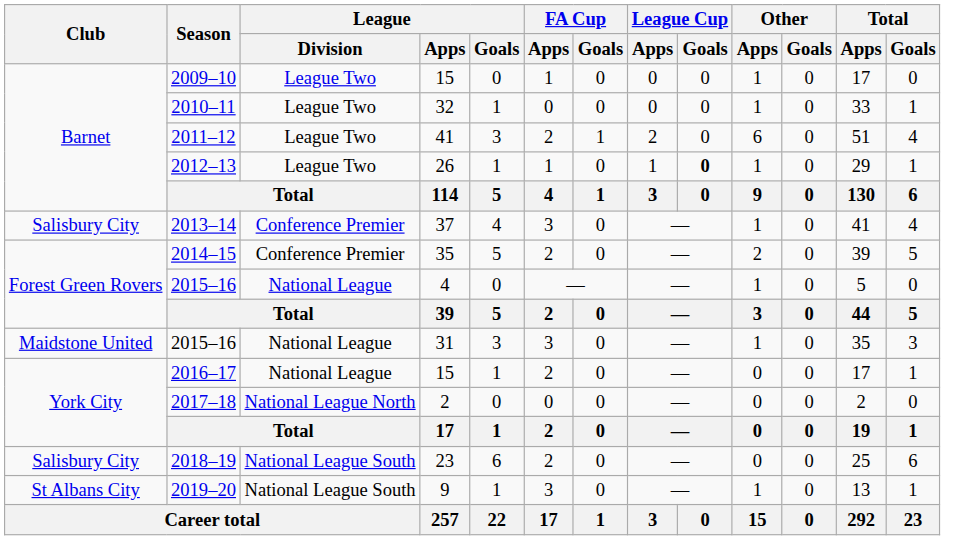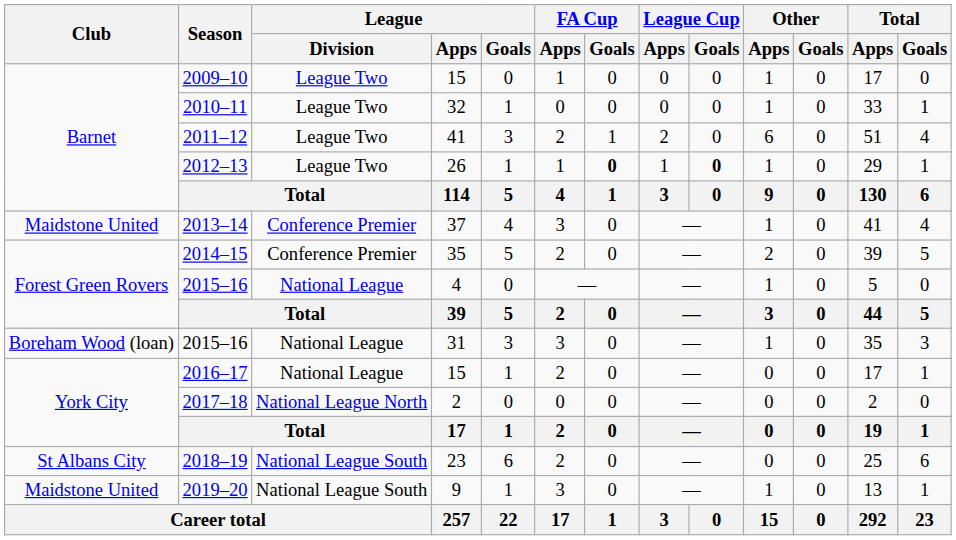(600, 166) normal -> (612, 166) bold
(86, 225) Salisbury City -> (91, 225) Maidstone United
(86, 343) Maidstone United -> (91, 343) Boreham Wood (loan)
(86, 460) Salisbury City -> (91, 460) St Albans City
(86, 490) St Albans City -> (91, 490) Maidstone United
